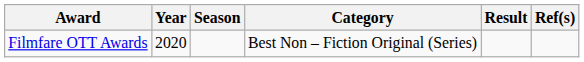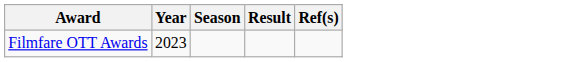- column: (363, 17)
(171, 43) 2020 -> (171, 43) 2023
